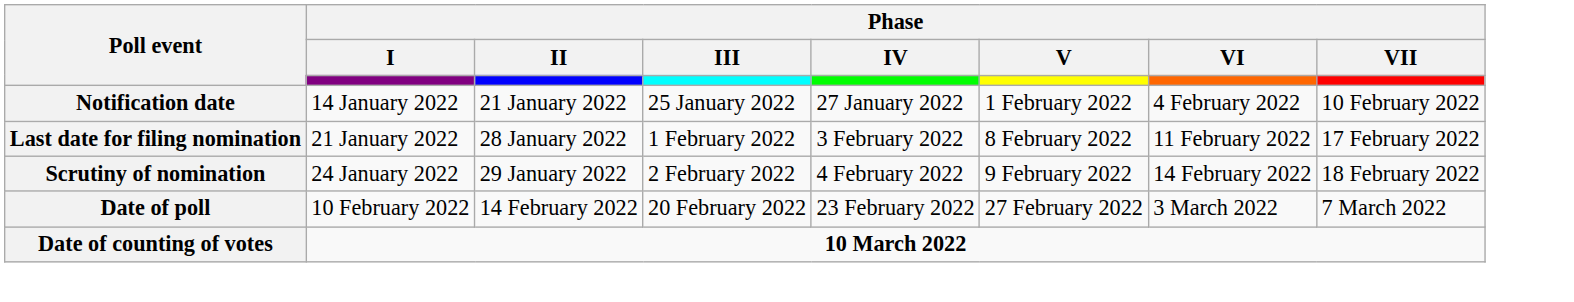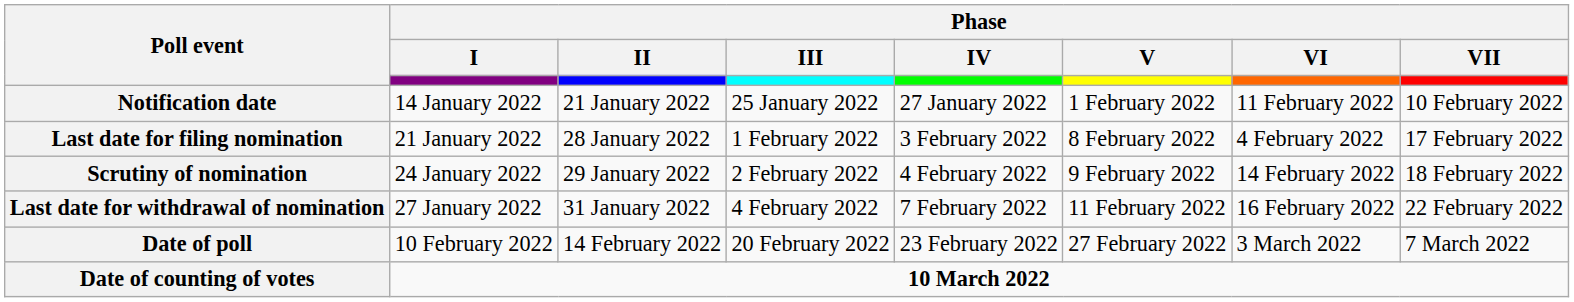(1227, 102) 4 February 2022 -> (1315, 102) 11 February 2022
(1232, 138) 11 February 2022 -> (1310, 138) 4 February 2022
+ row: (197, 208)
